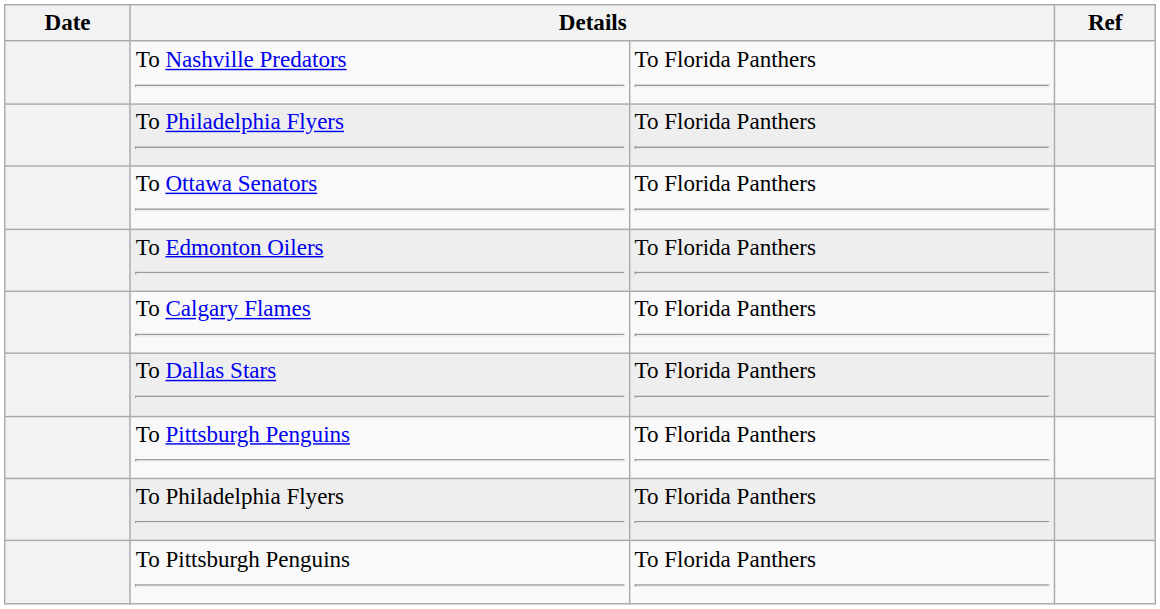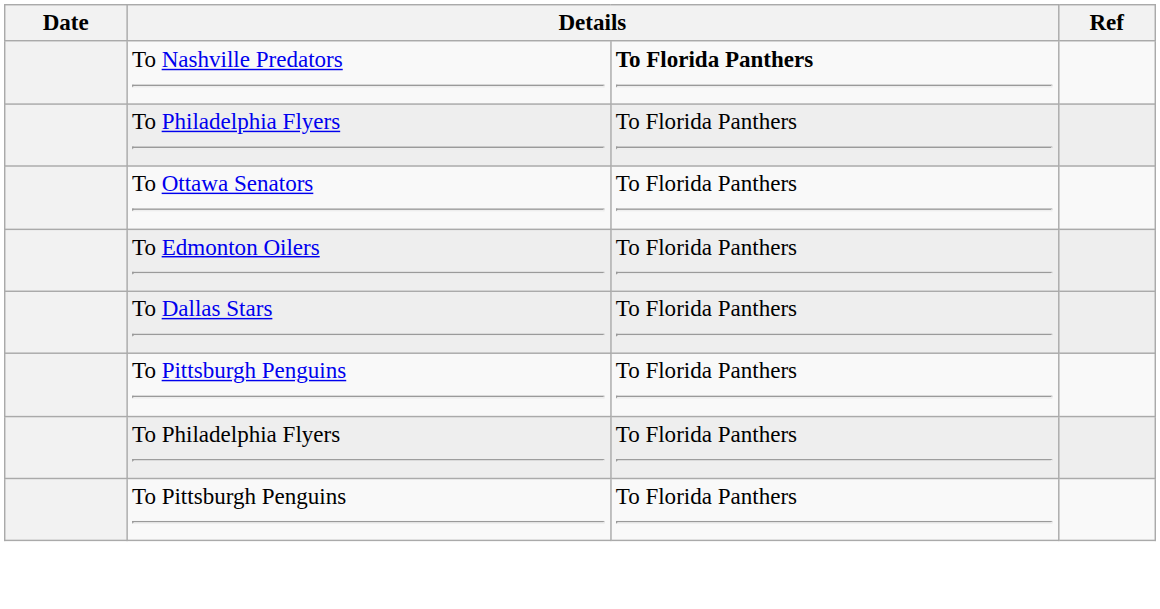(842, 67) normal -> (834, 67) bold
- row: (68, 322)
